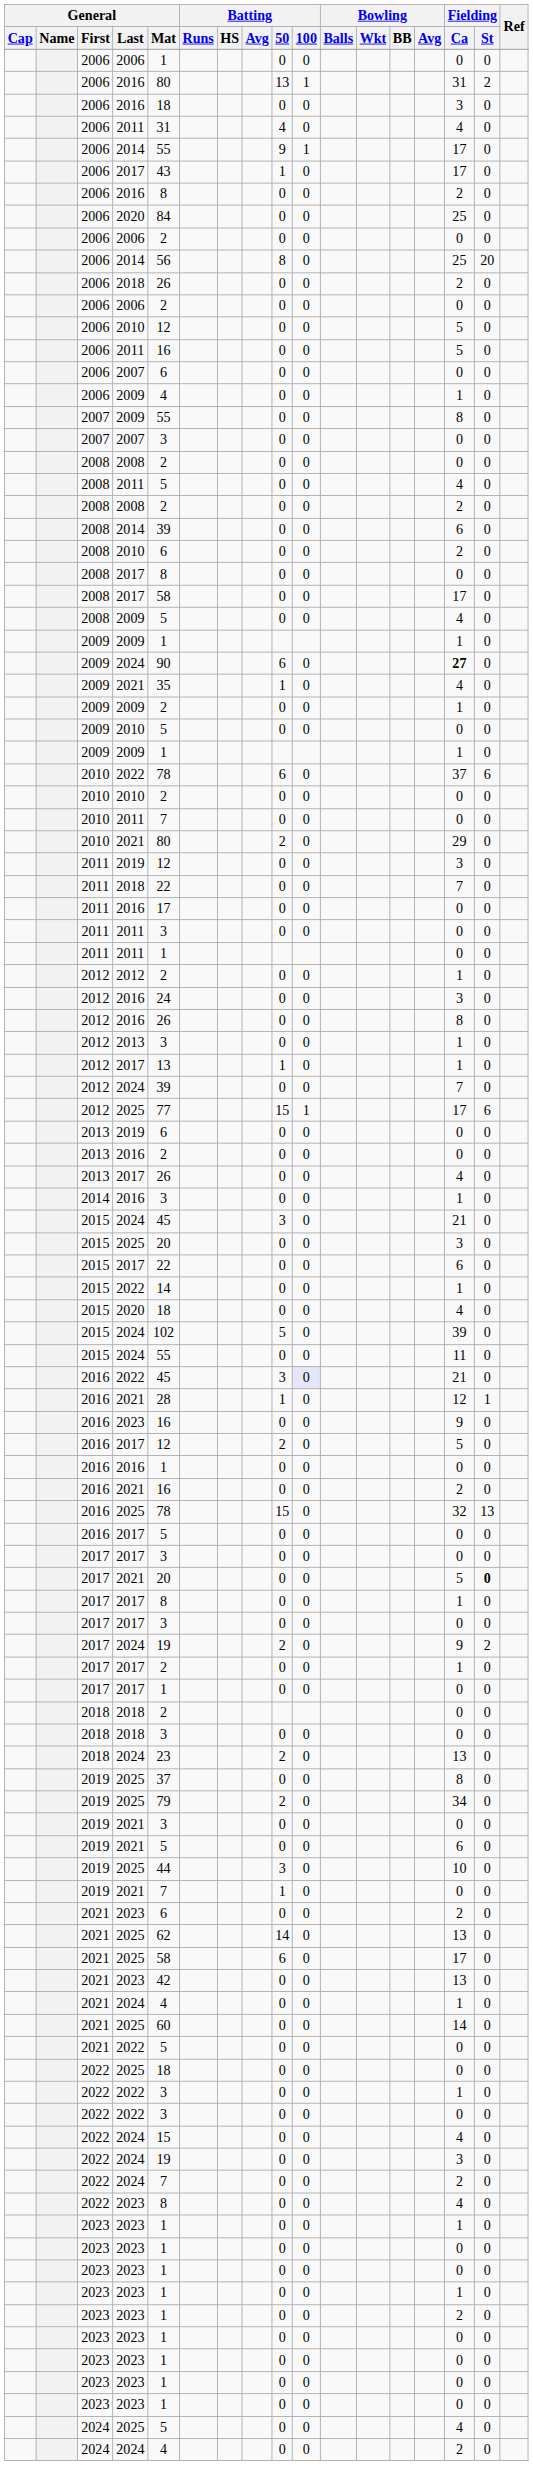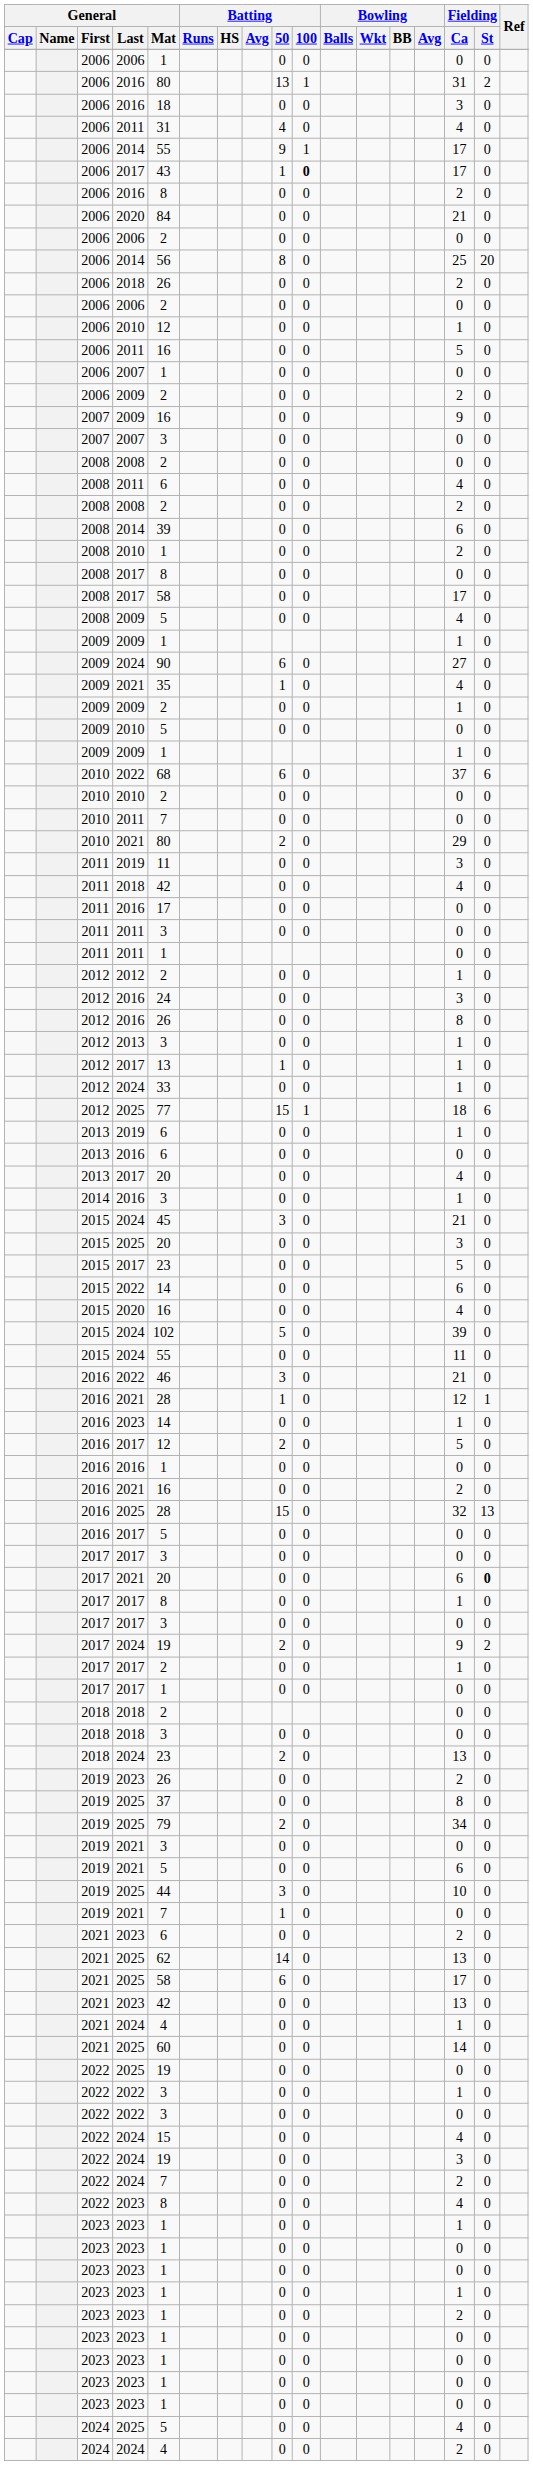(306, 171) normal -> (306, 171) bold
(459, 216) 25 -> (459, 216) 21
(459, 328) 5 -> (459, 328) 1
(163, 372) 6 -> (163, 372) 1
(163, 395) 4 -> (163, 395) 2
(459, 395) 1 -> (459, 395) 2
(163, 417) 55 -> (163, 417) 16
(459, 417) 8 -> (459, 417) 9
(163, 484) 5 -> (163, 484) 6
(163, 551) 6 -> (163, 551) 1
(459, 663) bold -> (459, 663) normal
(163, 774) 78 -> (163, 774) 68
(163, 864) 12 -> (163, 864) 11
(163, 886) 22 -> (163, 886) 42
(459, 886) 7 -> (459, 886) 4
(163, 1087) 39 -> (163, 1087) 33
(459, 1087) 7 -> (459, 1087) 1
(459, 1109) 17 -> (459, 1109) 18
(459, 1132) 0 -> (459, 1132) 1
(163, 1154) 2 -> (163, 1154) 6
(163, 1176) 26 -> (163, 1176) 20
(163, 1266) 22 -> (163, 1266) 23
(459, 1266) 6 -> (459, 1266) 5
(459, 1288) 1 -> (459, 1288) 6
(163, 1310) 18 -> (163, 1310) 16
(163, 1377) 45 -> (163, 1377) 46
(306, 1377) lavender background -> (306, 1377) no background
(163, 1422) 16 -> (163, 1422) 14
(459, 1422) 9 -> (459, 1422) 1
(163, 1511) 78 -> (163, 1511) 28
(459, 1578) 5 -> (459, 1578) 6
+ row: (95, 1779)
- row: (95, 2047)
(163, 2070) 18 -> (163, 2070) 19
